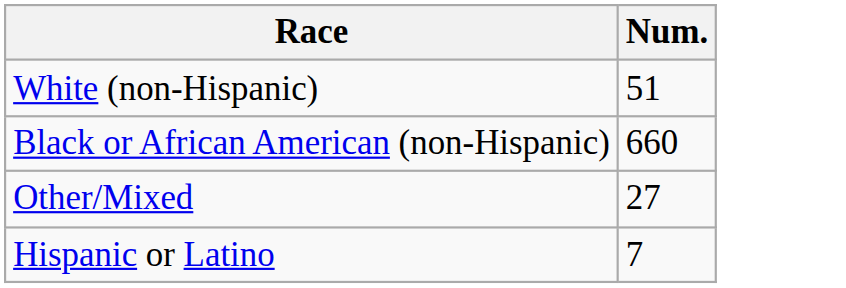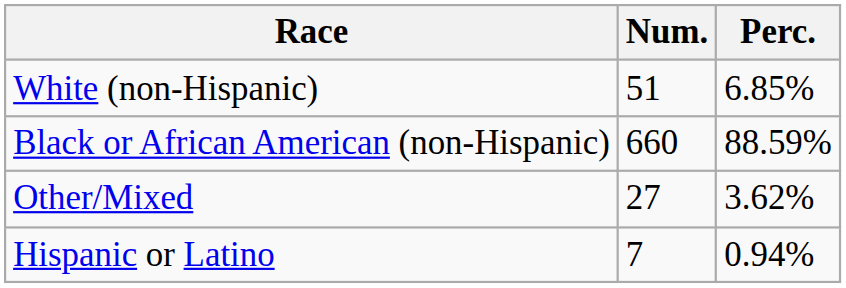+ column: (778, 32)
